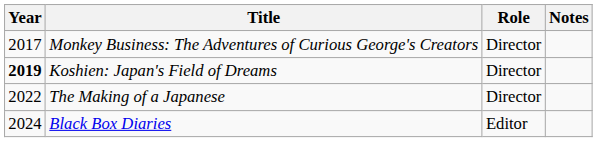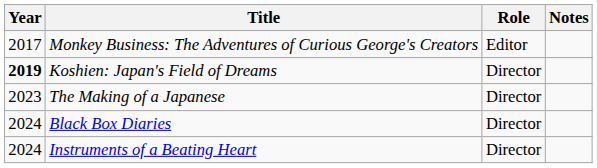(514, 44) Director -> (507, 44) Editor
(25, 96) 2022 -> (25, 96) 2023
(507, 123) Editor -> (514, 123) Director
+ row: (153, 149)
